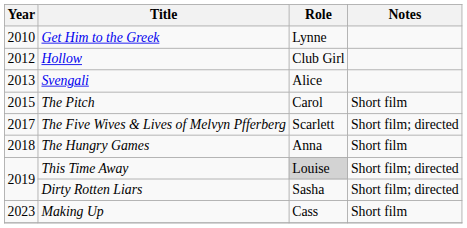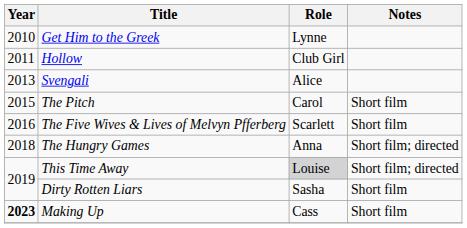(21, 59) 2012 -> (21, 59) 2011
(21, 124) 2017 -> (21, 124) 2016
(405, 124) Short film; directed -> (379, 124) Short film
(379, 146) Short film -> (405, 146) Short film; directed
(405, 189) Short film; directed -> (379, 189) Short film
(21, 211) normal -> (21, 211) bold
